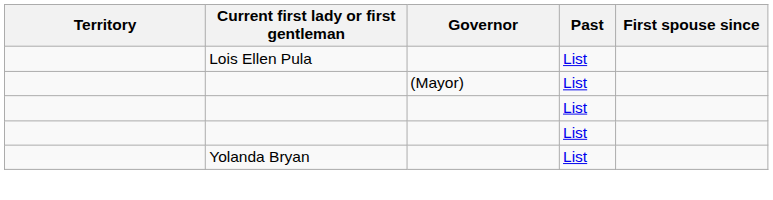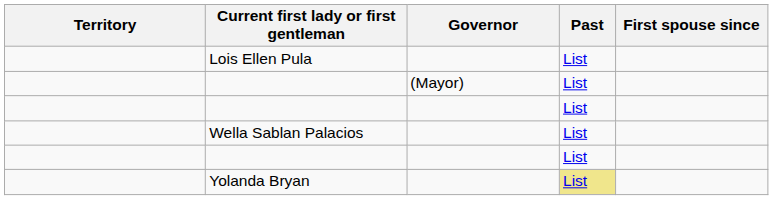+ row: (286, 132)
(575, 157) no background -> (575, 181) khaki background
